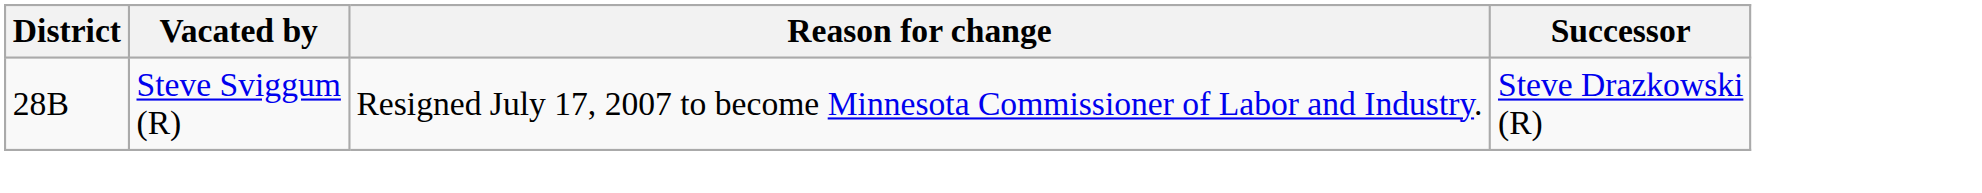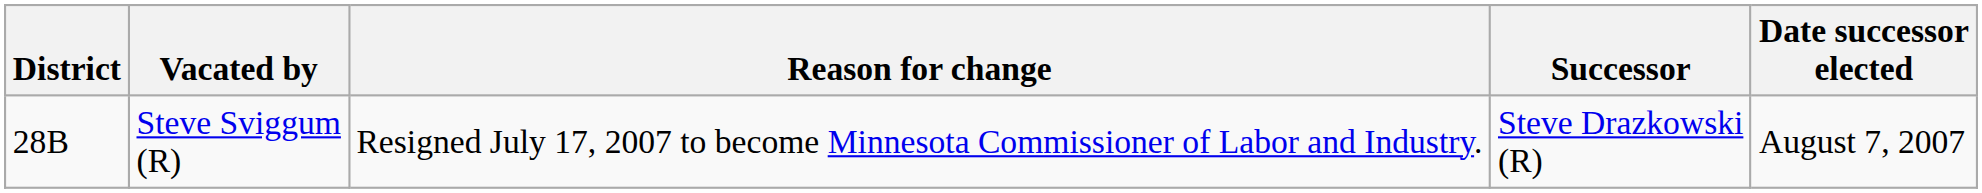+ column: (1864, 50)
